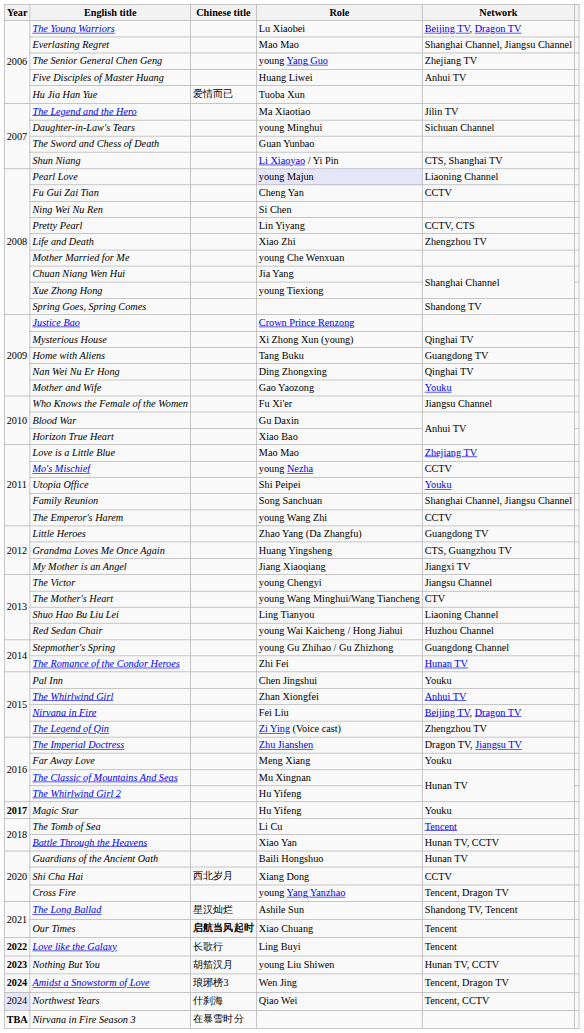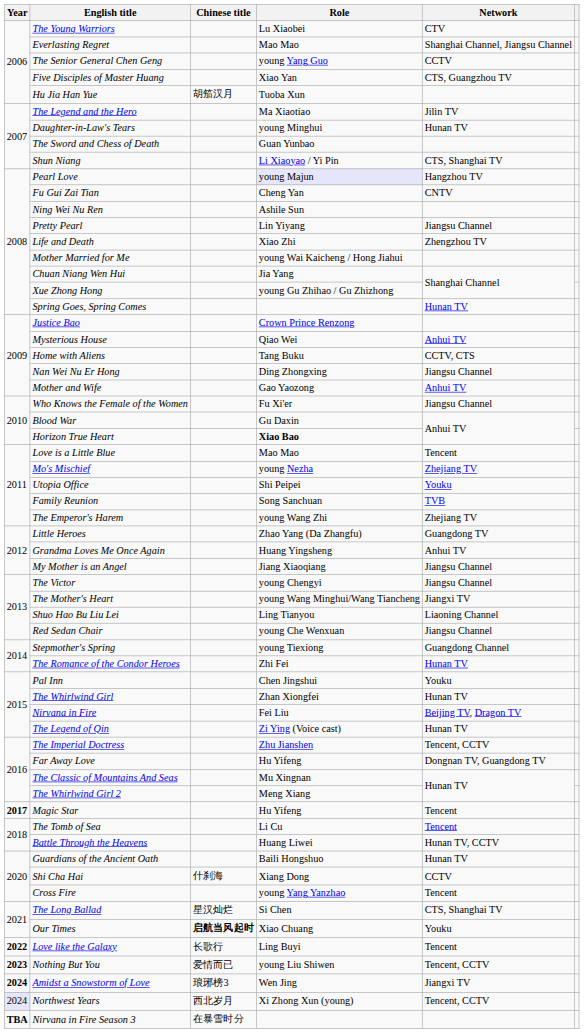(473, 28) Beijing TV, Dragon TV -> (435, 28) CTV
(451, 61) Zhejiang TV -> (438, 61) CCTV
(286, 77) Huang Liwei -> (278, 77) Xiao Yan
(446, 77) Anhui TV -> (468, 77) CTS, Guangzhou TV
(213, 94) 爱情而已 -> (213, 94) 胡笳汉月
(460, 128) Sichuan Channel -> (446, 128) Hunan TV
(462, 176) Liaoning Channel -> (454, 176) Hangzhou TV
(438, 193) CCTV -> (439, 193) CNTV
(275, 209) Si Chen -> (281, 209) Ashile Sun
(450, 225) CCTV, CTS -> (458, 225) Jiangsu Channel
(302, 258) young Che Wenxuan -> (331, 258) young Wai Kaicheng / Hong Jiahui
(291, 290) young Tiexiong -> (326, 290) young Gu Zhihao / Gu Zhizhong
(453, 306) Shandong TV -> (446, 306) Hunan TV
(306, 339) Xi Zhong Xun (young) -> (278, 339) Qiao Wei
(449, 339) Qinghai TV -> (446, 339) Anhui TV
(457, 355) Guangdong TV -> (450, 355) CCTV, CTS
(449, 371) Qinghai TV -> (458, 371) Jiangsu Channel
(438, 388) Youku -> (446, 388) Anhui TV
(278, 436) normal -> (279, 436) bold
(451, 453) Zhejiang TV -> (441, 453) Tencent
(438, 469) CCTV -> (451, 469) Zhejiang TV
(498, 501) Shanghai Channel, Jiangsu Channel -> (435, 501) TVB
(438, 517) CCTV -> (451, 517) Zhejiang TV
(468, 550) CTS, Guangzhou TV -> (446, 550) Anhui TV
(447, 566) Jiangxi TV -> (458, 566) Jiangsu Channel
(435, 599) CTV -> (447, 599) Jiangxi TV
(331, 631) young Wai Kaicheng / Hong Jiahui -> (302, 631) young Che Wenxuan
(459, 631) Huzhou Channel -> (458, 631) Jiangsu Channel
(326, 647) young Gu Zhihao / Gu Zhizhong -> (291, 647) young Tiexiong
(446, 696) Anhui TV -> (446, 696) Hunan TV
(456, 729) Zhengzhou TV -> (446, 729) Hunan TV
(473, 745) Dragon TV, Jiangsu TV -> (457, 745) Tencent, CCTV
(285, 761) Meng Xiang -> (280, 761) Hu Yifeng
(438, 761) Youku -> (485, 761) Dongnan TV, Guangdong TV
(280, 794) Hu Yifeng -> (285, 794) Meng Xiang
(438, 810) Youku -> (441, 810) Tencent
(278, 842) Xiao Yan -> (286, 842) Huang Liwei
(213, 875) 西北岁月 -> (208, 875) 什刹海
(467, 893) Tencent, Dragon TV -> (441, 893) Tencent
(281, 910) Ashile Sun -> (275, 910) Si Chen
(471, 910) Shandong TV, Tencent -> (464, 910) CTS, Shanghai TV
(441, 928) Tencent -> (438, 928) Youku
(213, 964) 胡笳汉月 -> (213, 964) 爱情而已
(462, 965) Hunan TV, CCTV -> (457, 965) Tencent, CCTV
(467, 983) Tencent, Dragon TV -> (447, 983) Jiangxi TV
(208, 1001) 什刹海 -> (213, 1001) 西北岁月
(278, 1001) Qiao Wei -> (306, 1001) Xi Zhong Xun (young)
